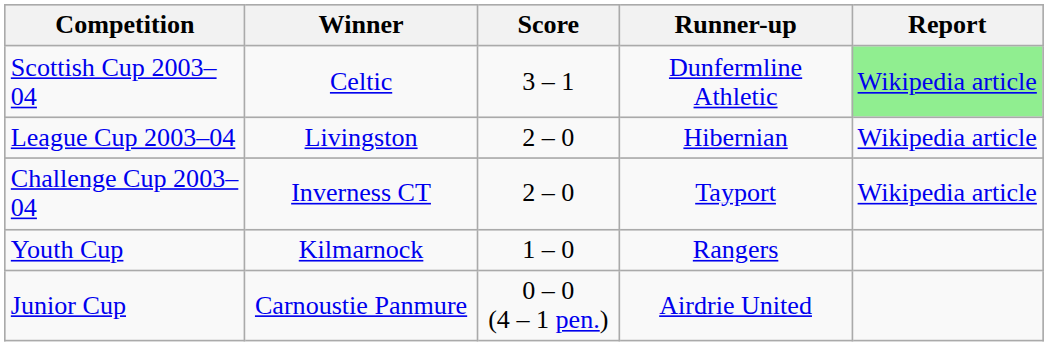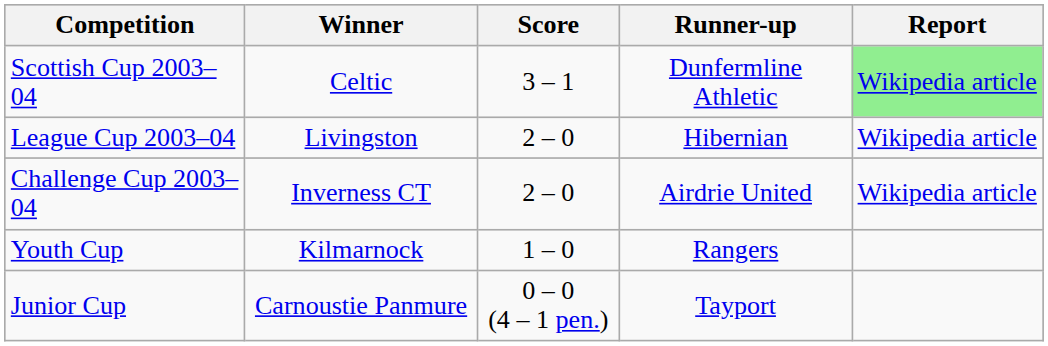(736, 193) Tayport -> (736, 193) Airdrie United
(736, 305) Airdrie United -> (736, 305) Tayport
